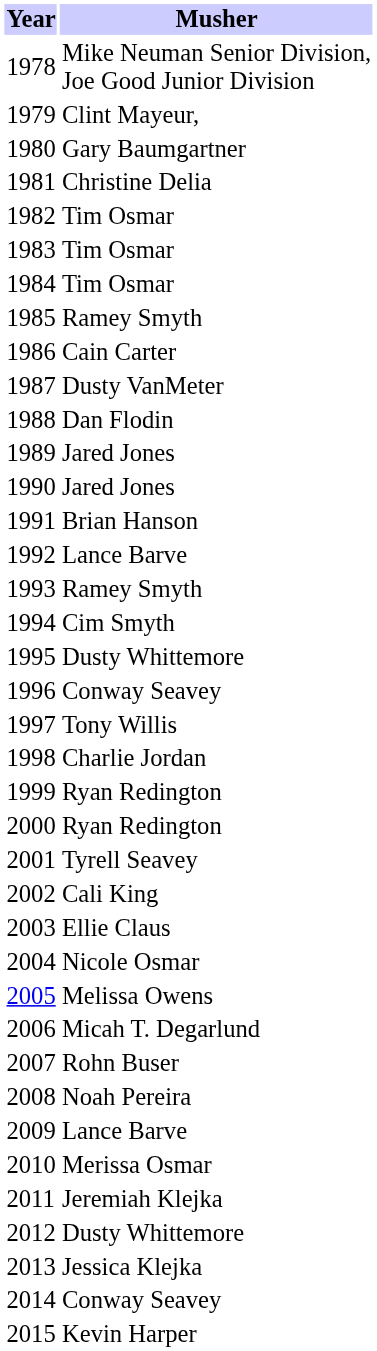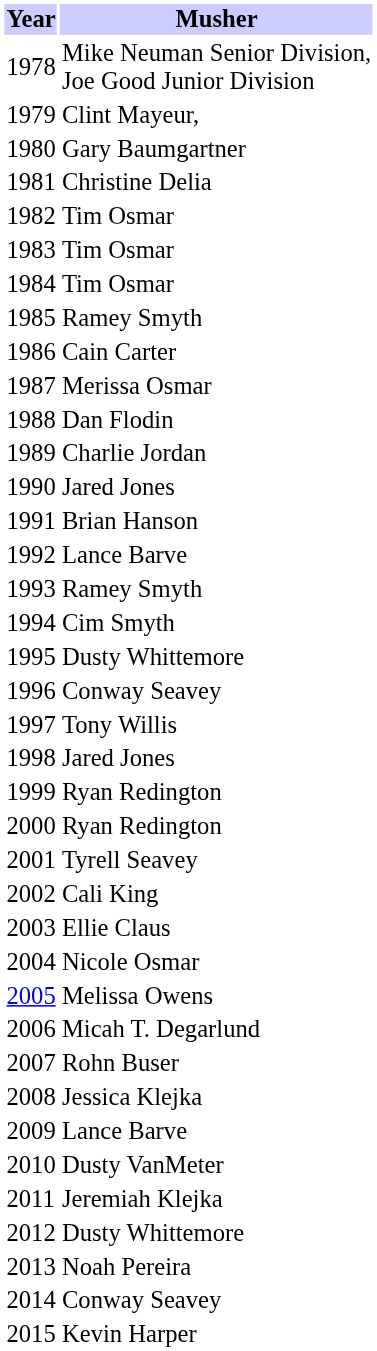(143, 385) Dusty VanMeter -> (137, 385) Merissa Osmar
(118, 453) Jared Jones -> (134, 453) Charlie Jordan
(134, 758) Charlie Jordan -> (118, 758) Jared Jones
(127, 1097) Noah Pereira -> (132, 1097) Jessica Klejka
(137, 1164) Merissa Osmar -> (143, 1164) Dusty VanMeter
(132, 1266) Jessica Klejka -> (127, 1266) Noah Pereira
